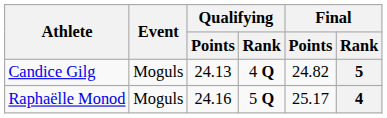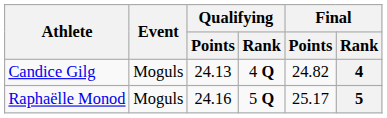(359, 72) 5 -> (359, 72) 4
(359, 99) 4 -> (359, 99) 5
